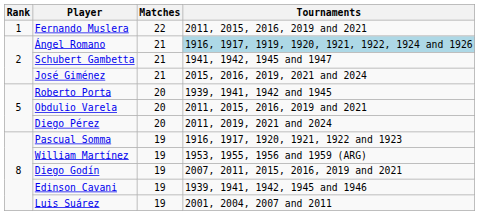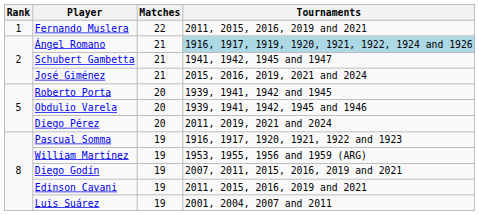(276, 108) 2011, 2015, 2016, 2019 and 2021 -> (276, 108) 1939, 1941, 1942, 1945 and 1946
(276, 187) 1939, 1941, 1942, 1945 and 1946 -> (276, 187) 2011, 2015, 2016, 2019 and 2021
